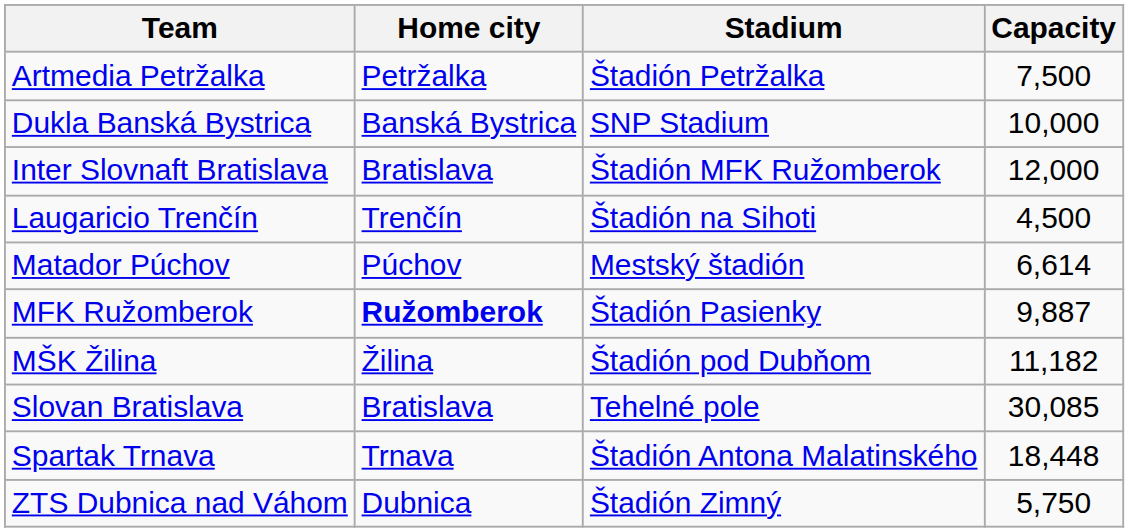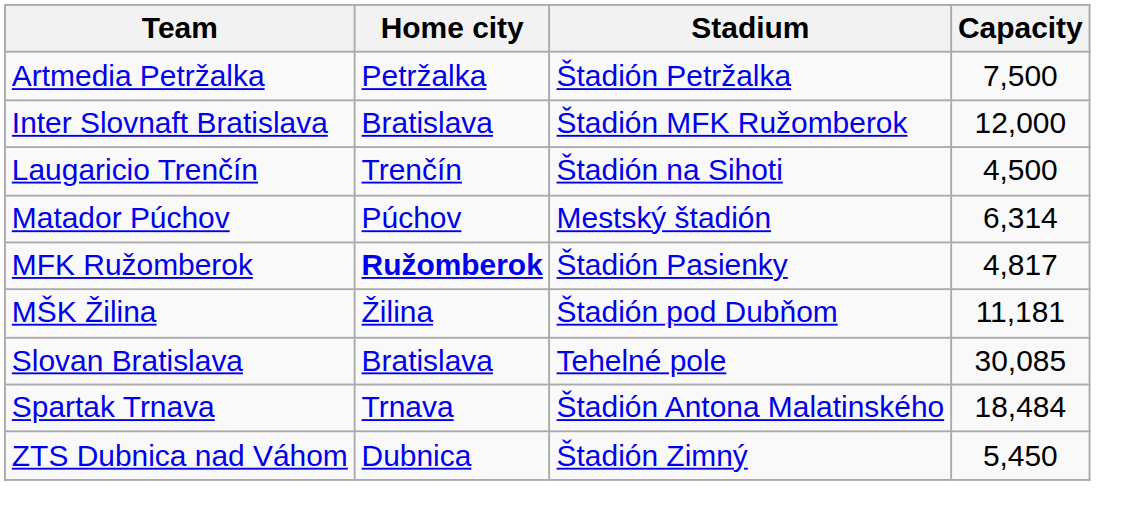- row: (161, 123)
(1054, 265) 6,614 -> (1020, 218) 6,314
(1054, 312) 9,887 -> (1020, 265) 4,817
(1054, 360) 11,182 -> (1020, 312) 11,181
(1054, 455) 18,448 -> (1020, 407) 18,484
(1054, 502) 5,750 -> (1020, 455) 5,450
